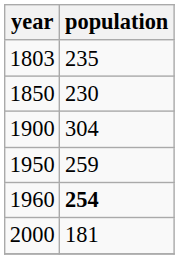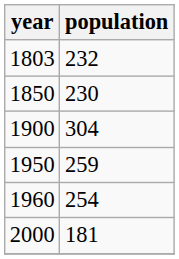(82, 57) 235 -> (82, 57) 232
(82, 199) bold -> (82, 199) normal
